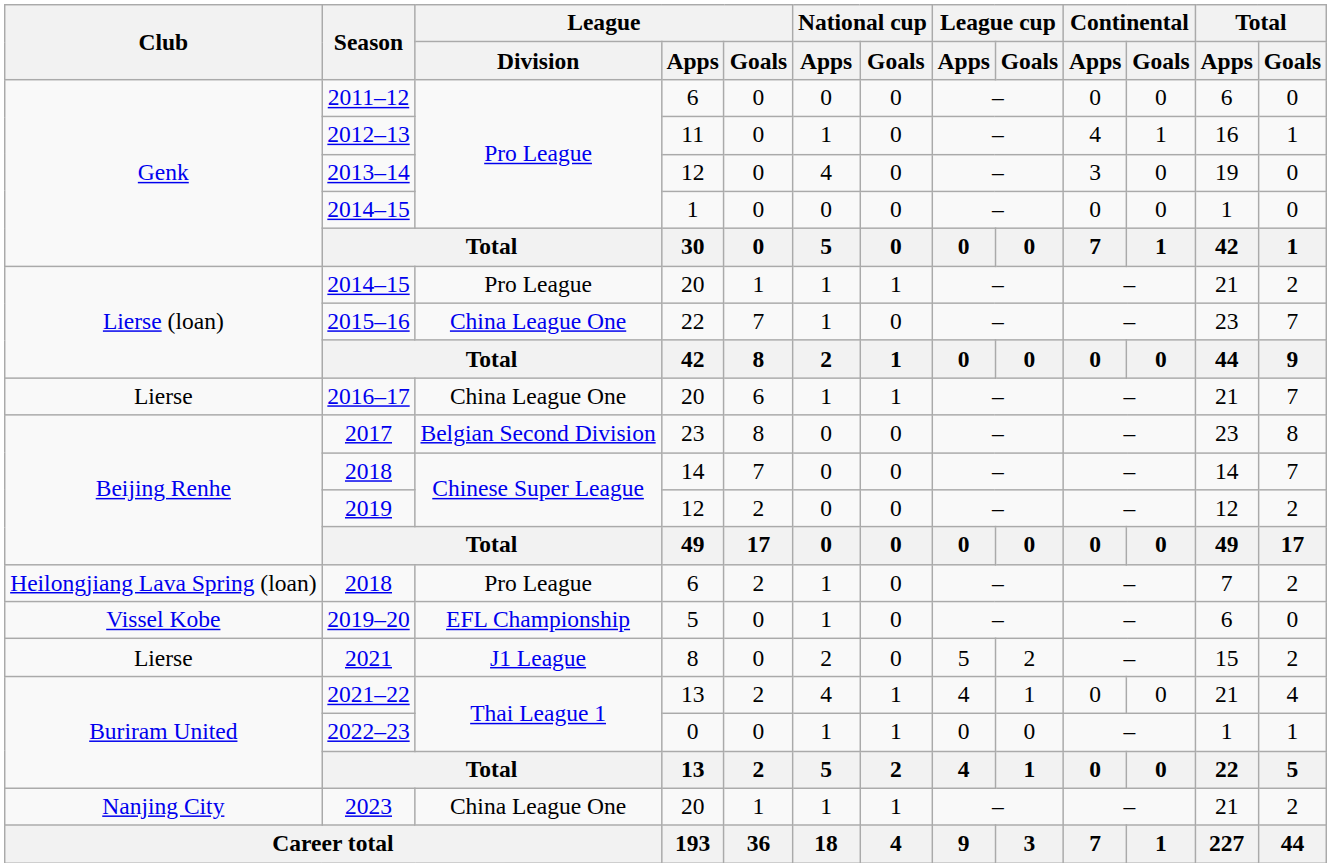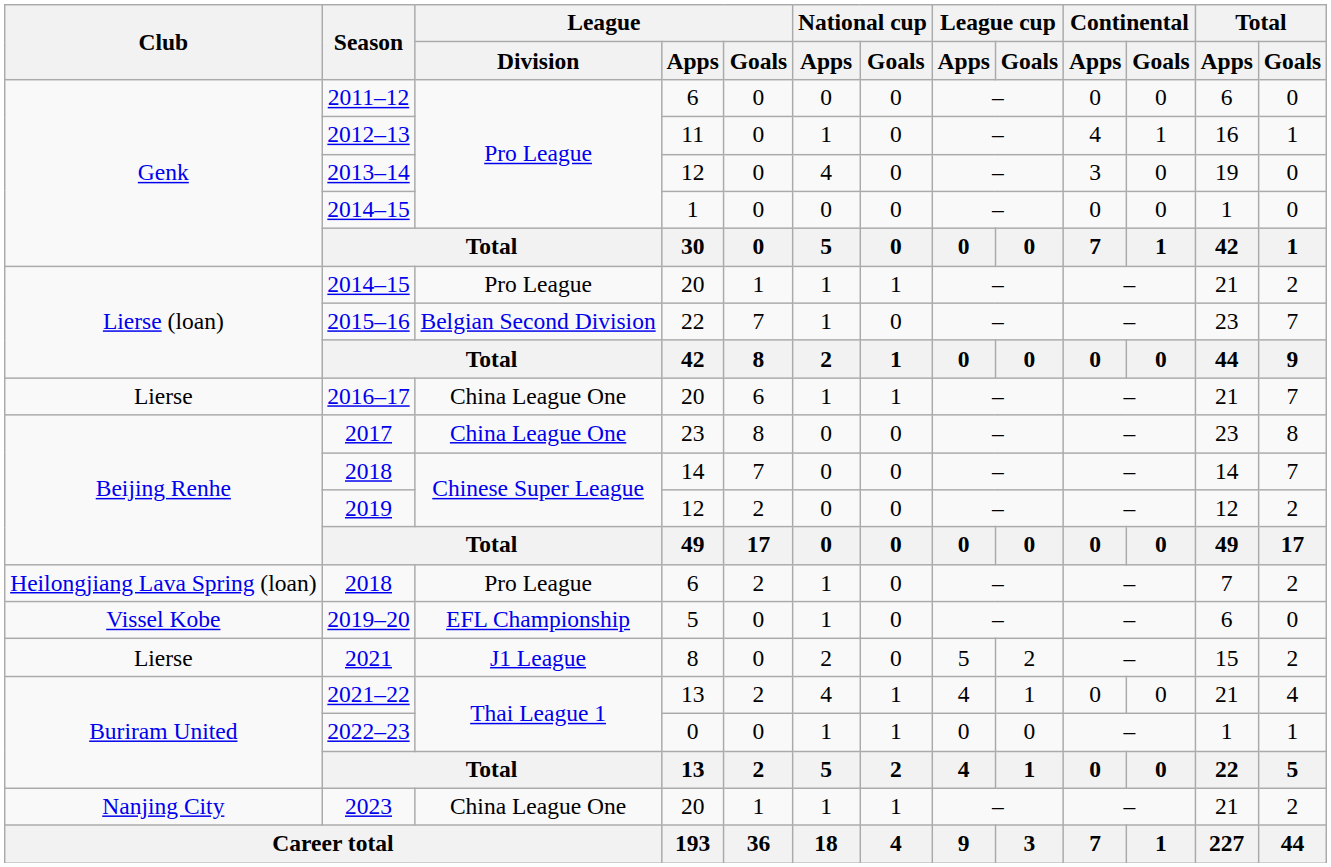(538, 321) China League One -> (538, 321) Belgian Second Division
(538, 433) Belgian Second Division -> (538, 433) China League One
